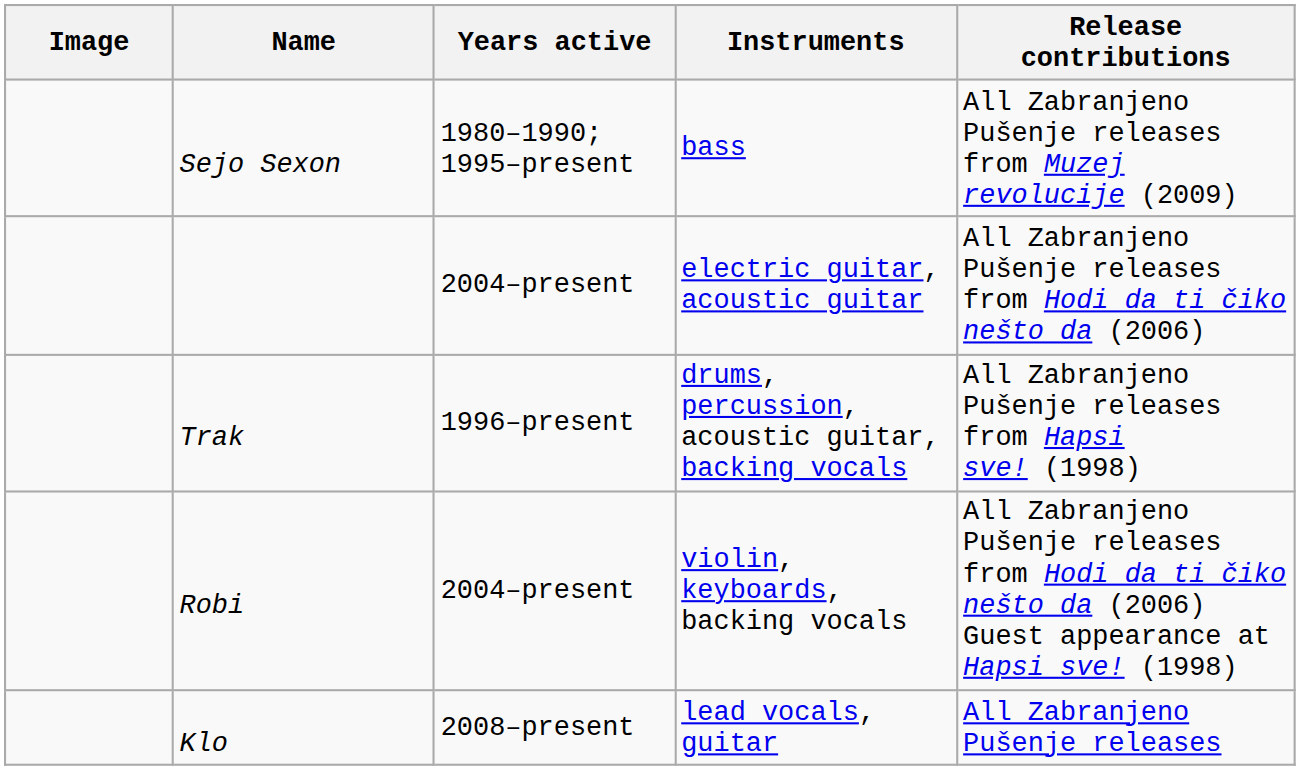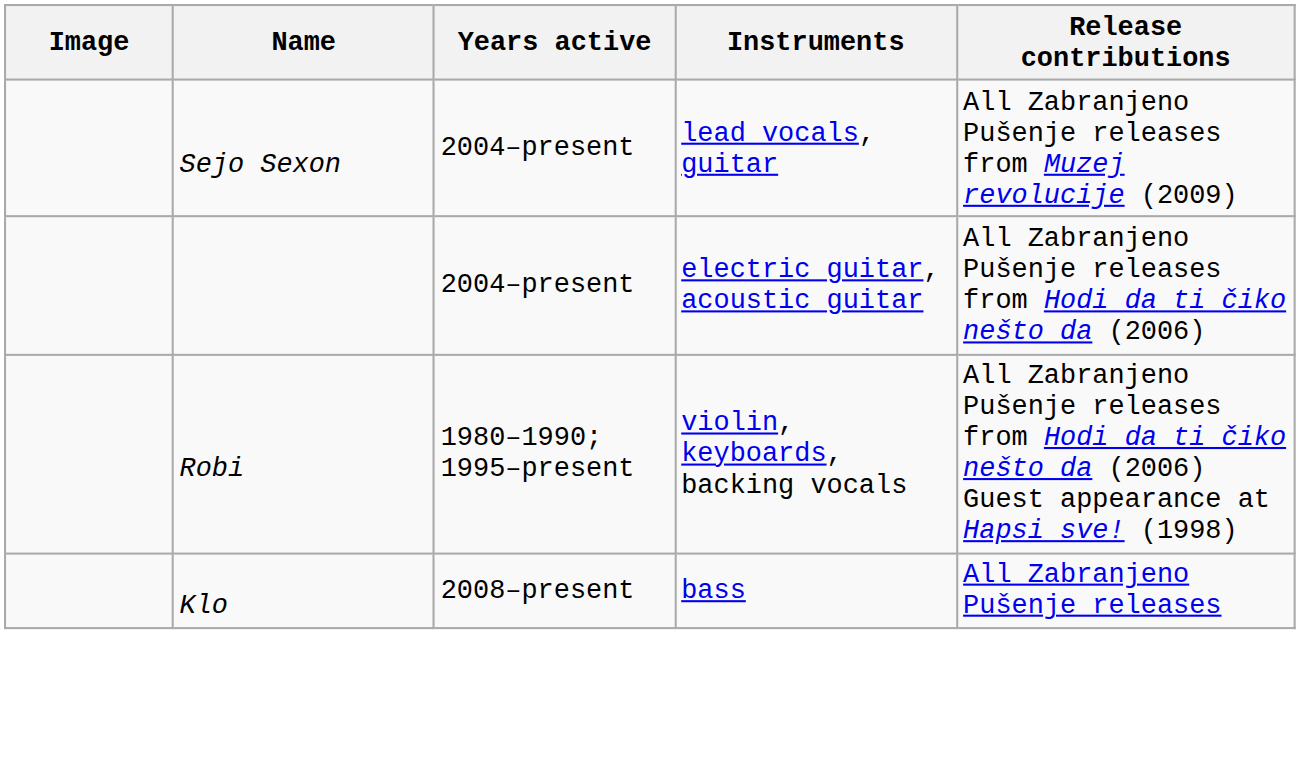(538, 148) 1980–1990; 1995–present -> (538, 148) 2004–present
(714, 148) bass -> (778, 148) lead vocals, guitar
- row: (212, 438)
(538, 591) 2004–present -> (538, 454) 1980–1990; 1995–present
(778, 728) lead vocals, guitar -> (714, 591) bass
